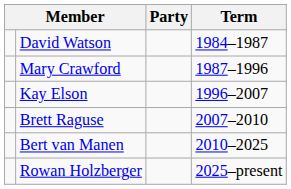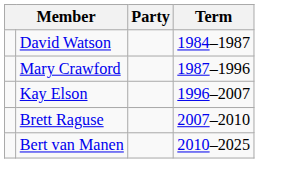- row: (81, 171)
